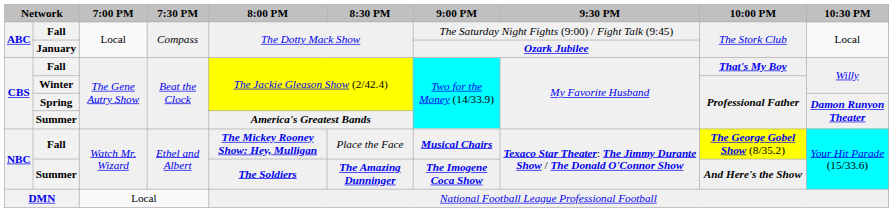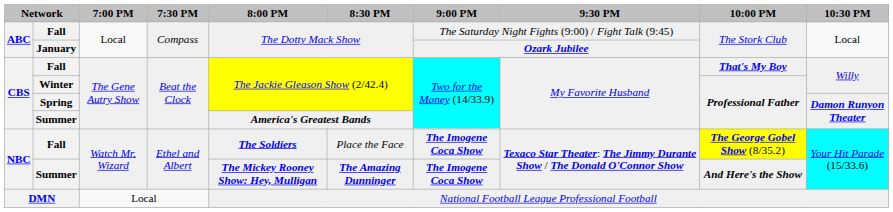(268, 144) The Mickey Rooney Show: Hey, Mulligan -> (268, 144) The Soldiers
(457, 144) Musical Chairs -> (457, 144) The Imogene Coca Show
(268, 174) The Soldiers -> (268, 174) The Mickey Rooney Show: Hey, Mulligan
